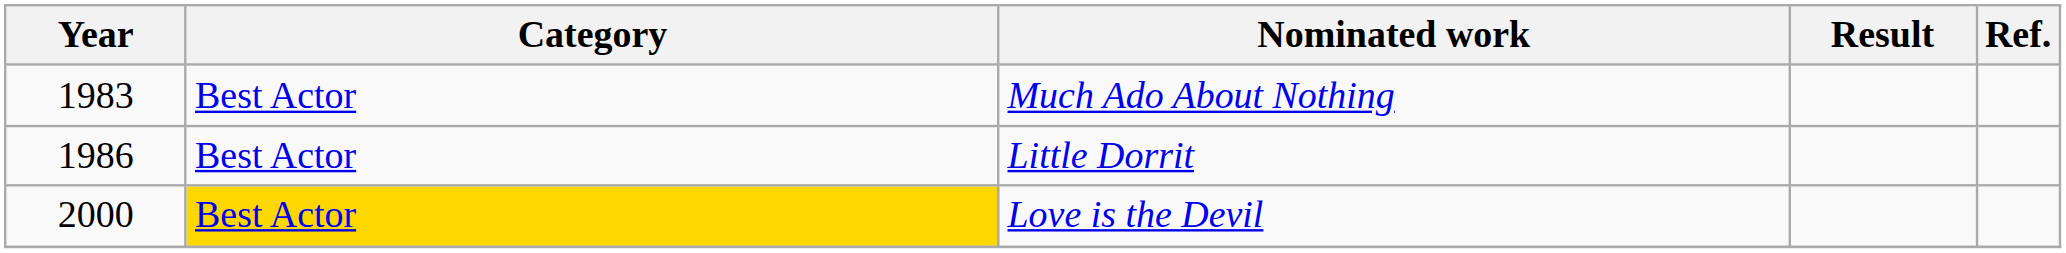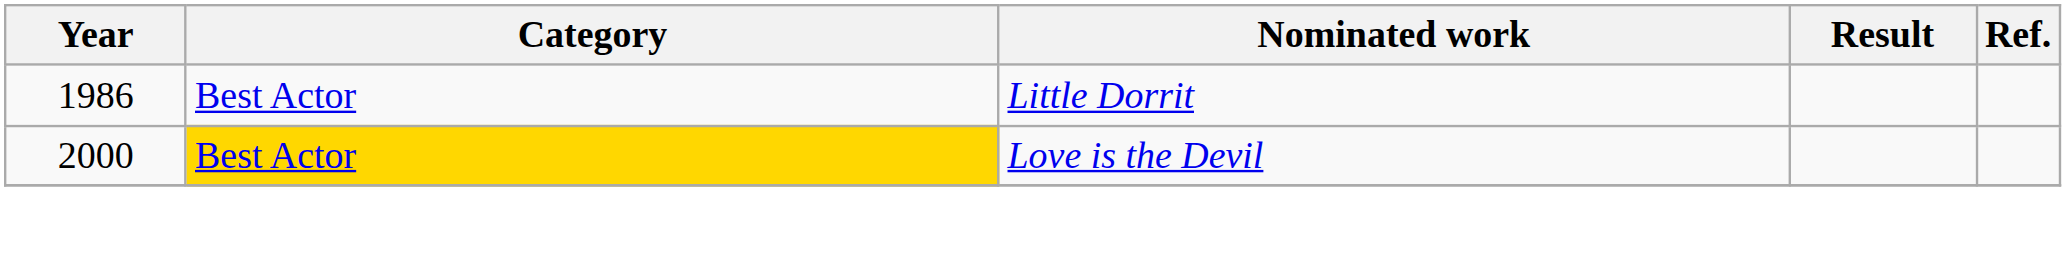- row: (1201, 94)
